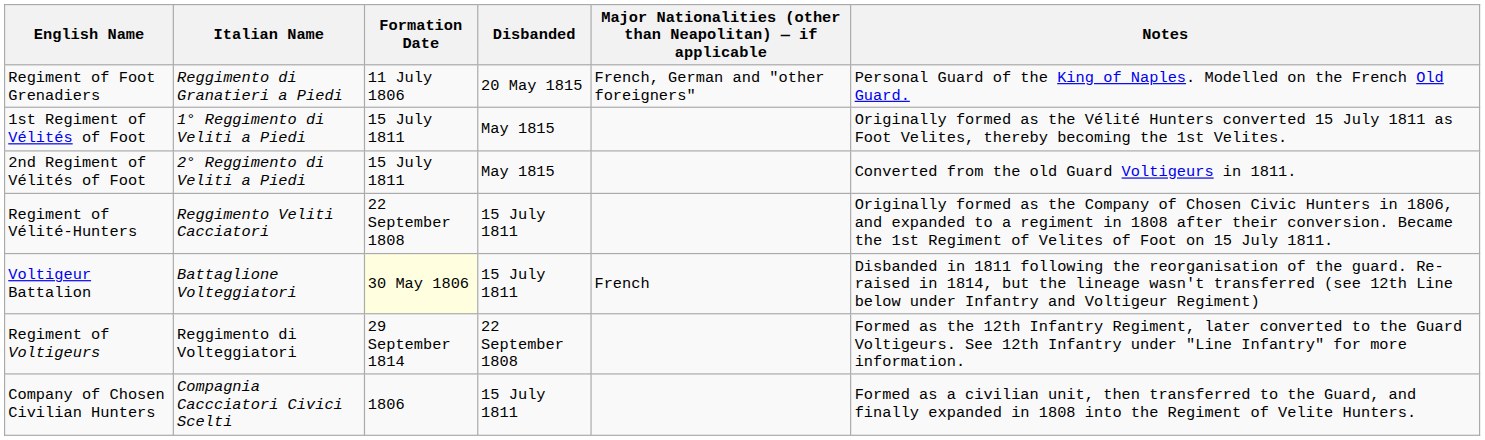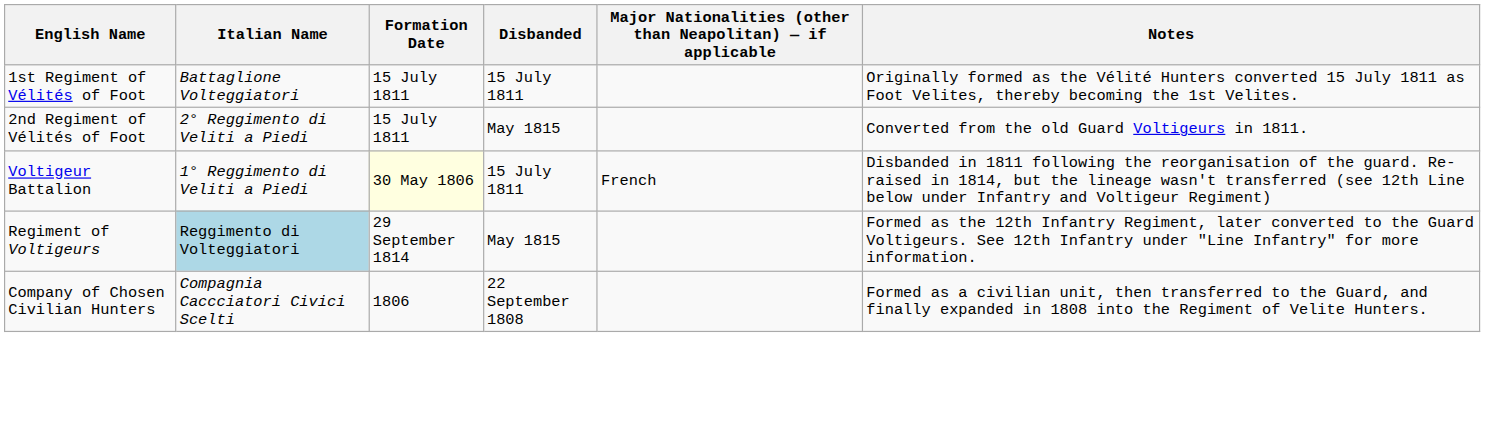- row: (82, 86)
(251, 129) 1° Reggimento di Veliti a Piedi -> (240, 86) Battaglione Volteggiatori
(518, 129) May 1815 -> (519, 86) 15 July 1811
- row: (73, 223)
(237, 284) Battaglione Volteggiatori -> (253, 181) 1° Reggimento di Veliti a Piedi
(237, 344) no background -> (240, 241) lightblue background
(523, 344) 22 September 1808 -> (524, 241) May 1815
(513, 404) 15 July 1811 -> (528, 301) 22 September 1808
